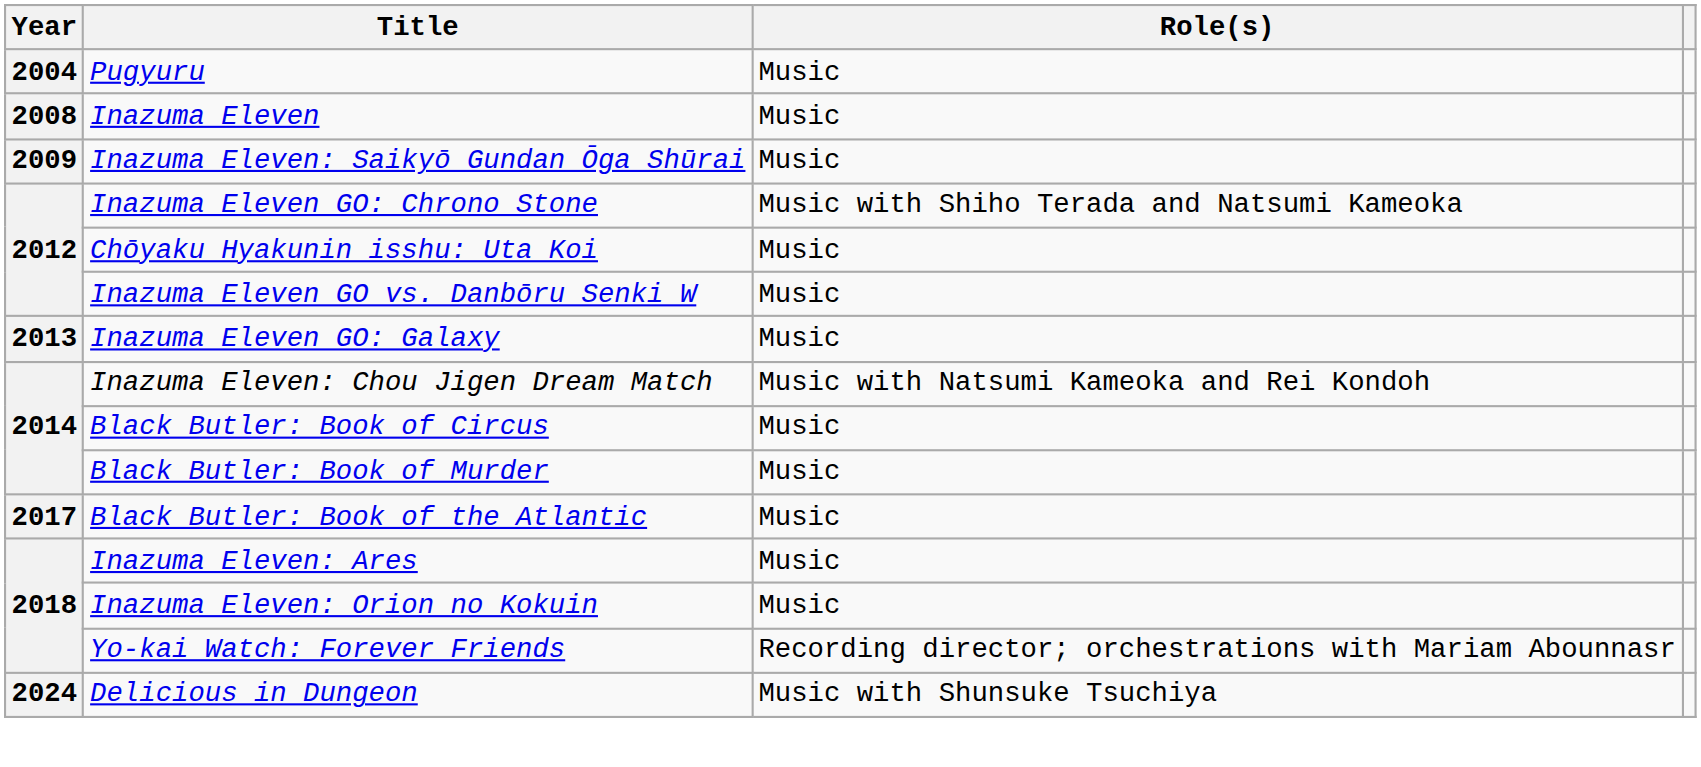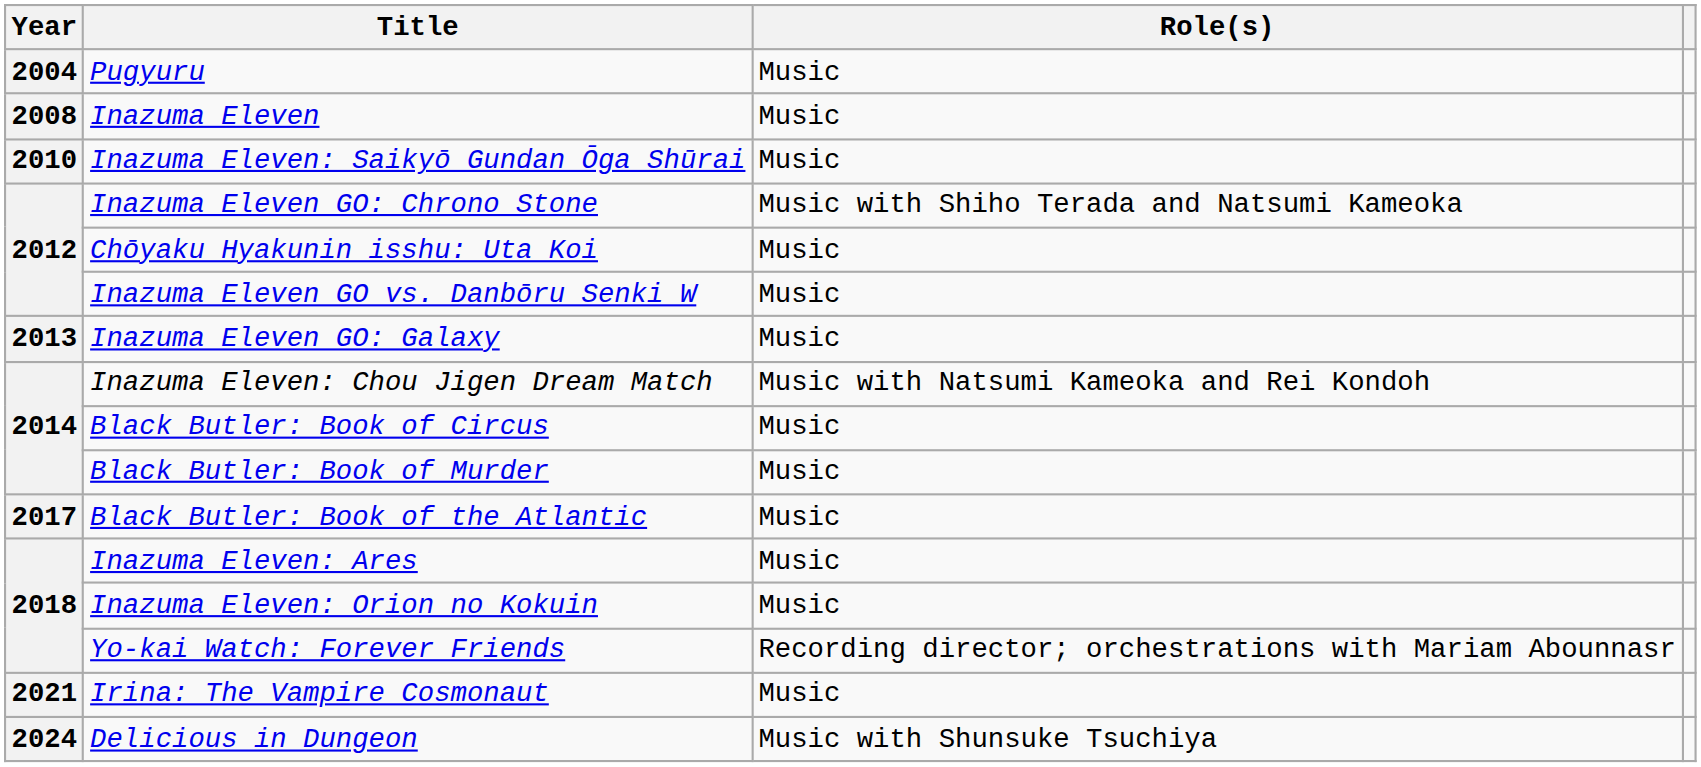(44, 161) 2009 -> (44, 161) 2010
+ row: (319, 695)
